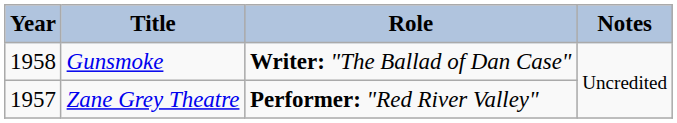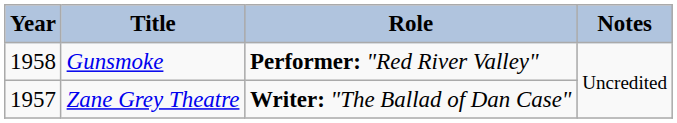(411, 61) Writer: "The Ballad of Dan Case" -> (394, 61) Performer: "Red River Valley"
(394, 99) Performer: "Red River Valley" -> (411, 99) Writer: "The Ballad of Dan Case"
